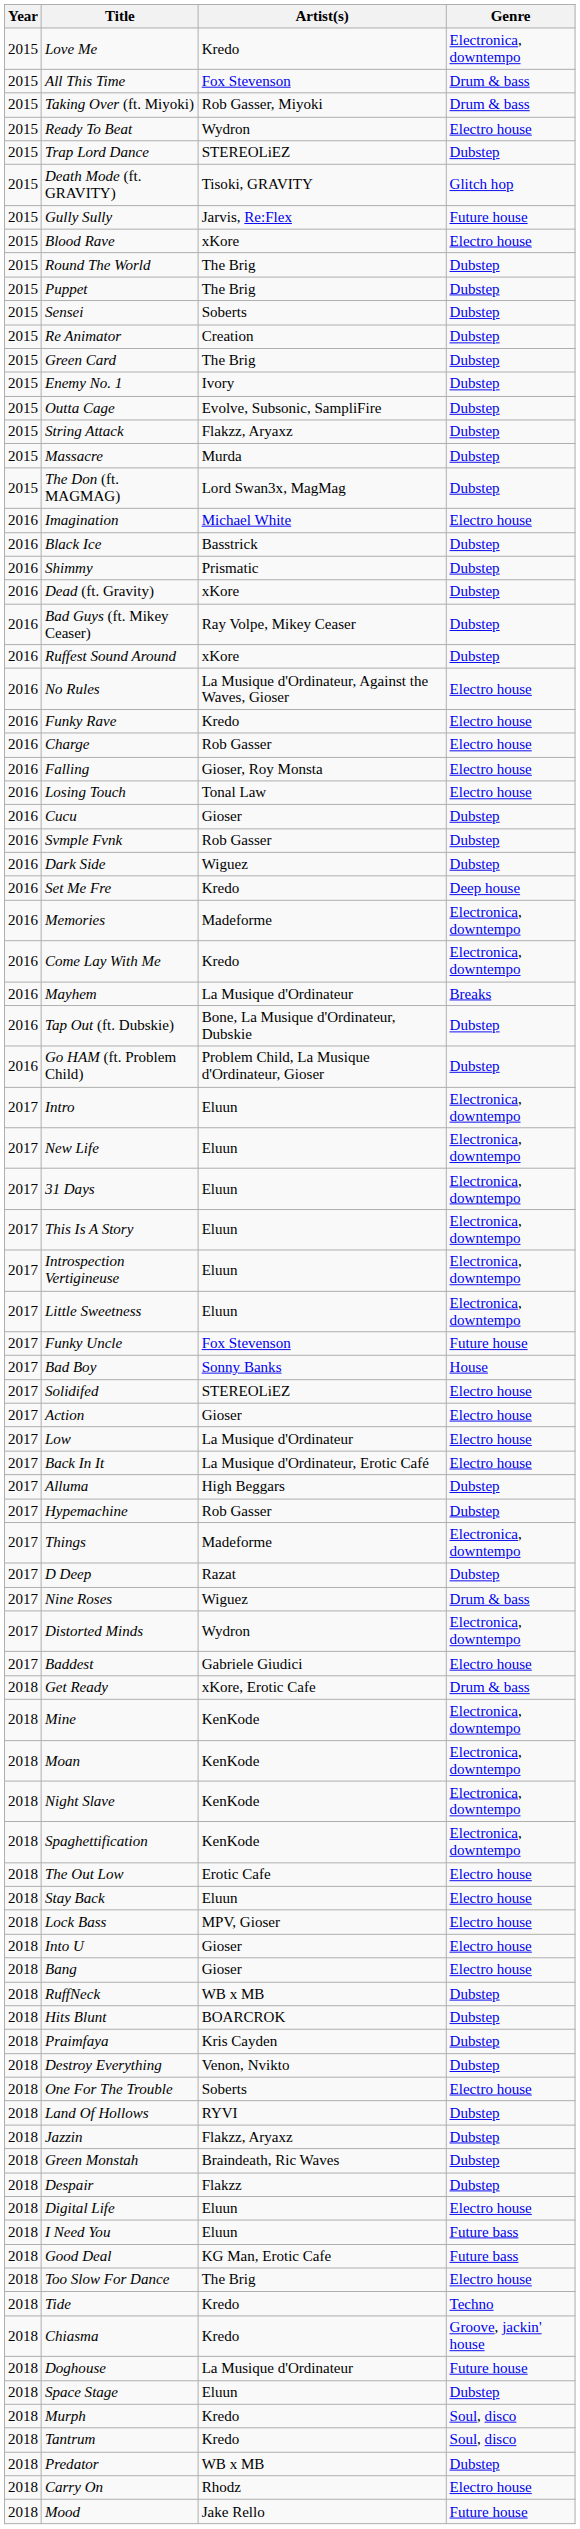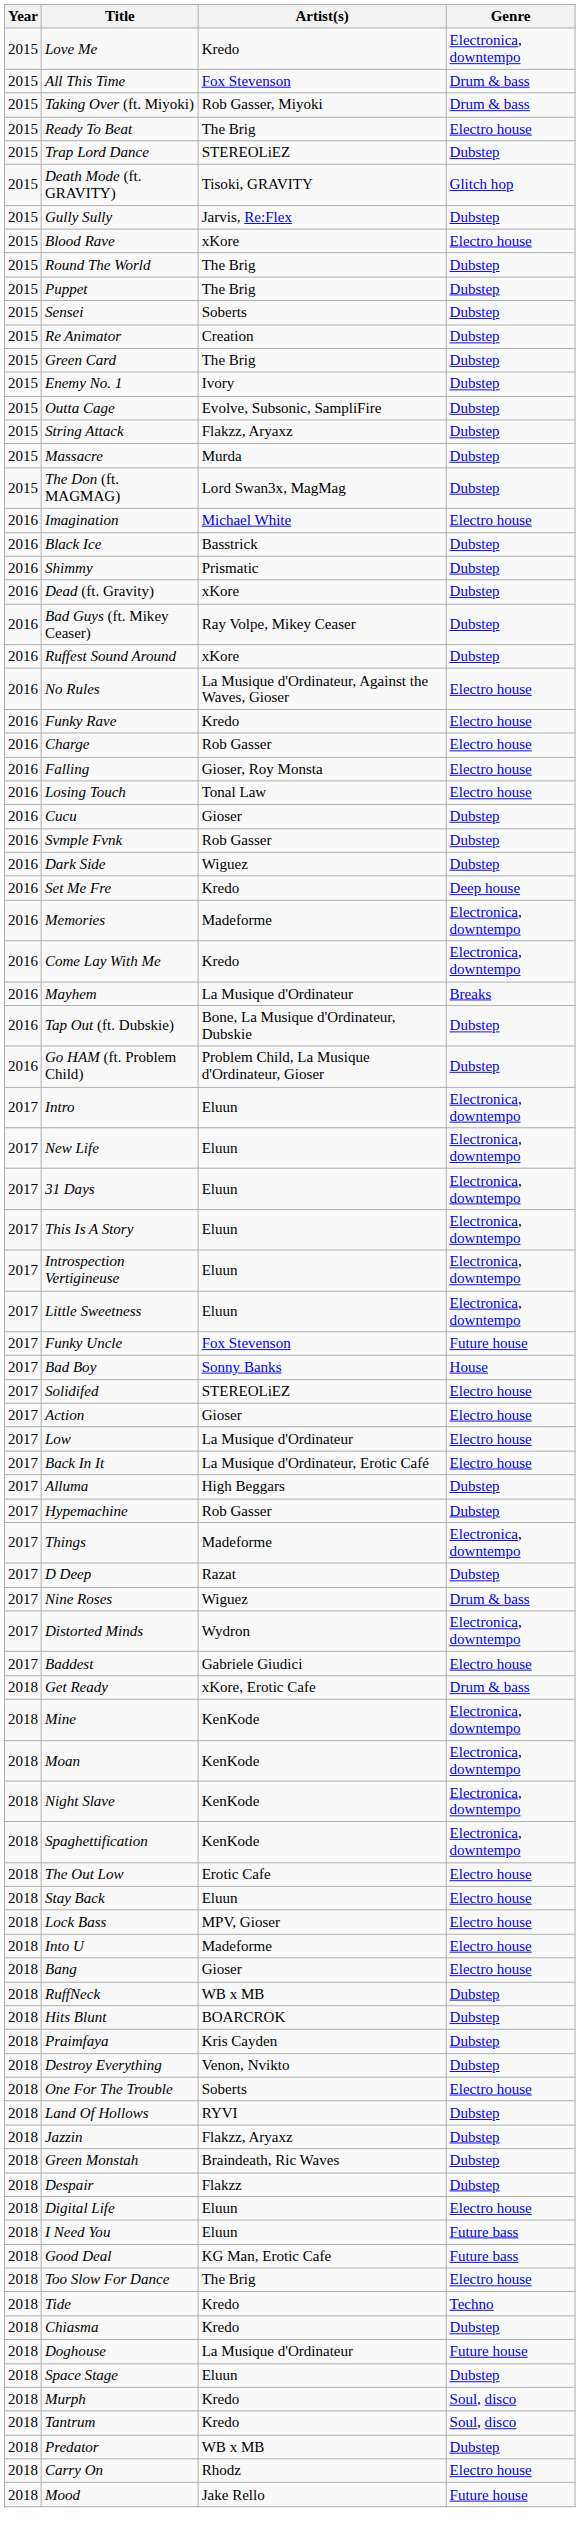(226, 128) Wydron -> (229, 128) The Brig
(489, 217) Future house -> (475, 217) Dubstep
(222, 1946) Gioser -> (237, 1946) Madeforme
(496, 2336) Groove, jackin' house -> (475, 2327) Dubstep
